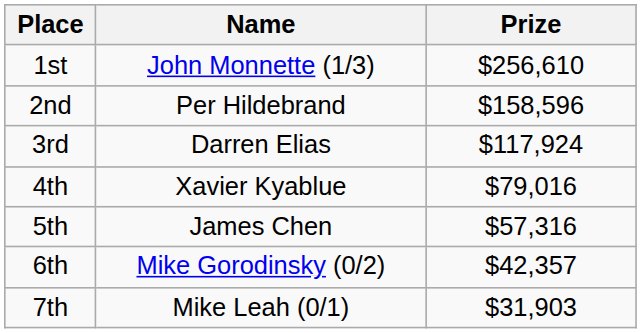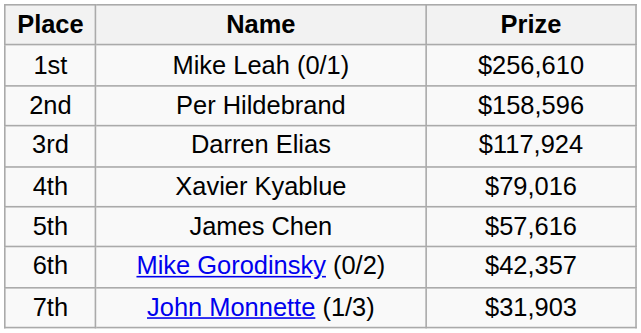(261, 65) John Monnette (1/3) -> (261, 65) Mike Leah (0/1)
(531, 226) $57,316 -> (531, 226) $57,616
(261, 307) Mike Leah (0/1) -> (261, 307) John Monnette (1/3)
